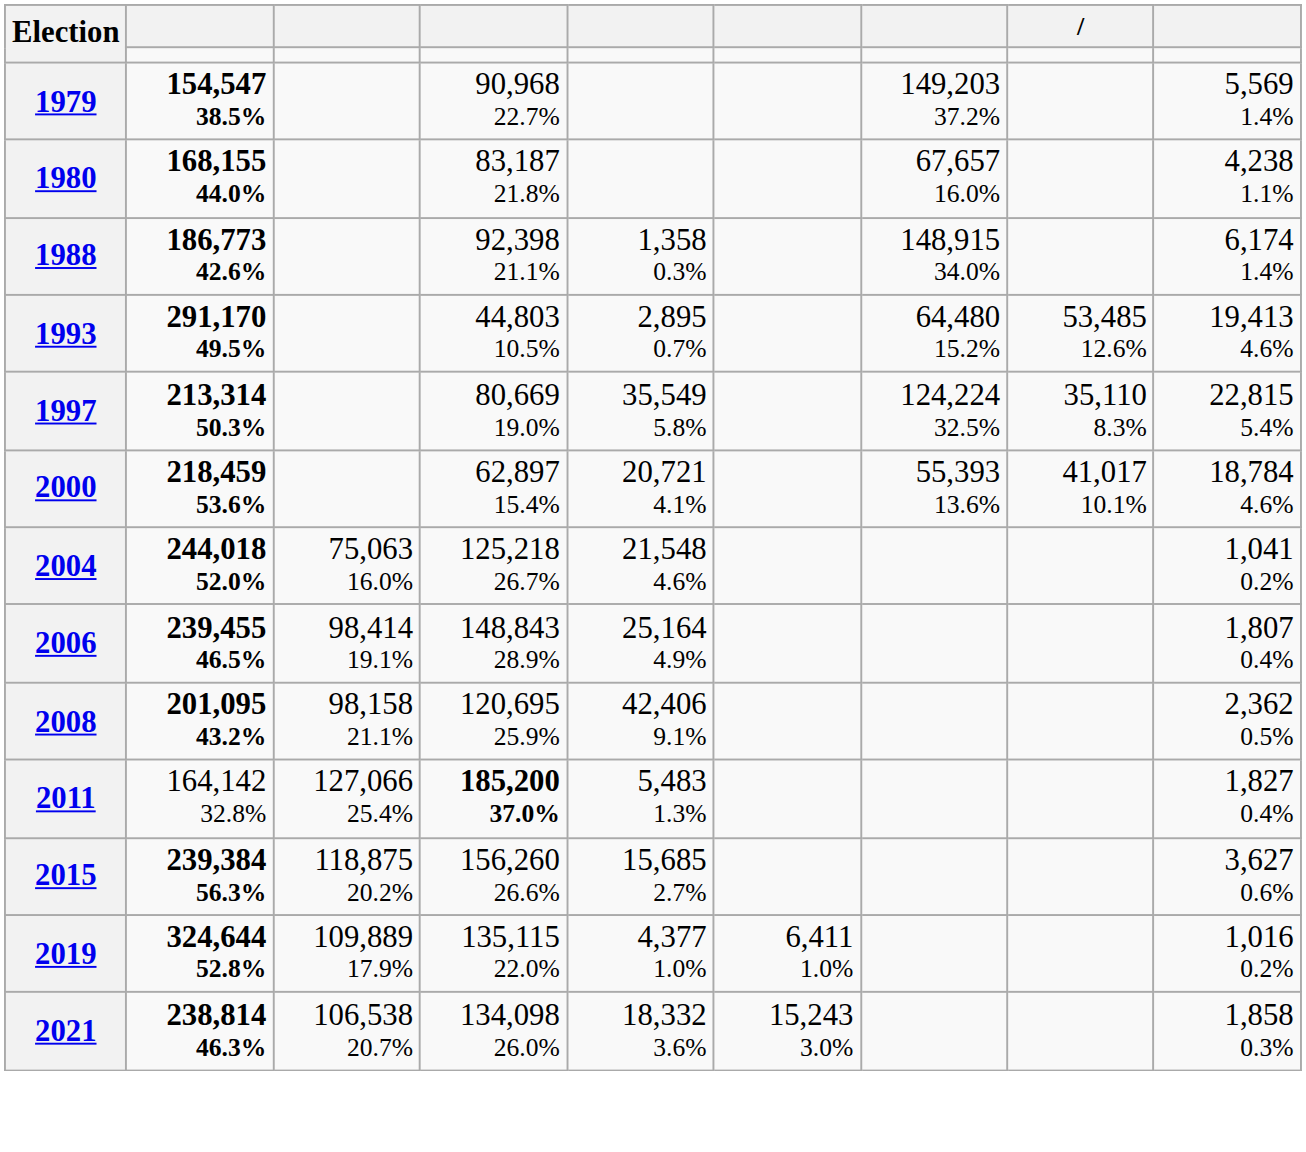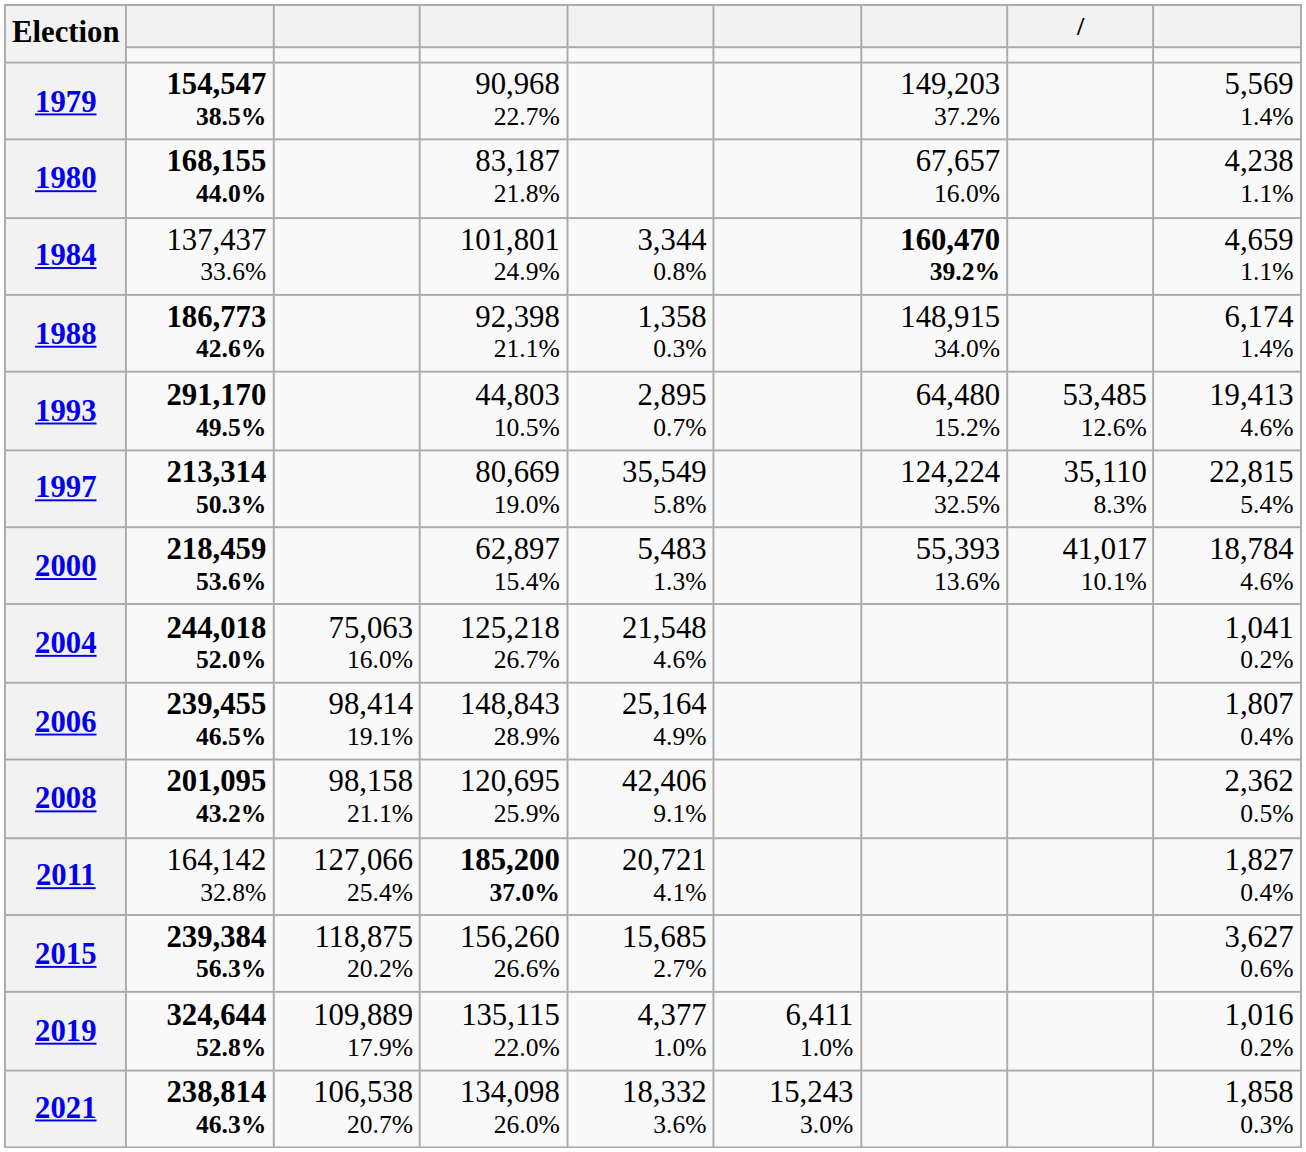+ row: (66, 255)
(664, 487) 20,721 4.1% -> (672, 564) 5,483 1.3%
(672, 797) 5,483 1.3% -> (664, 874) 20,721 4.1%
